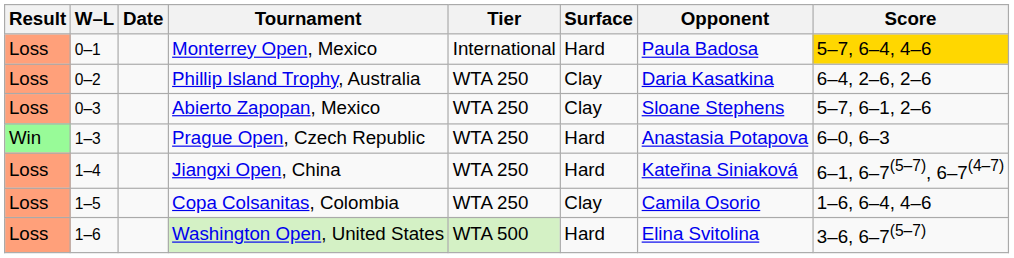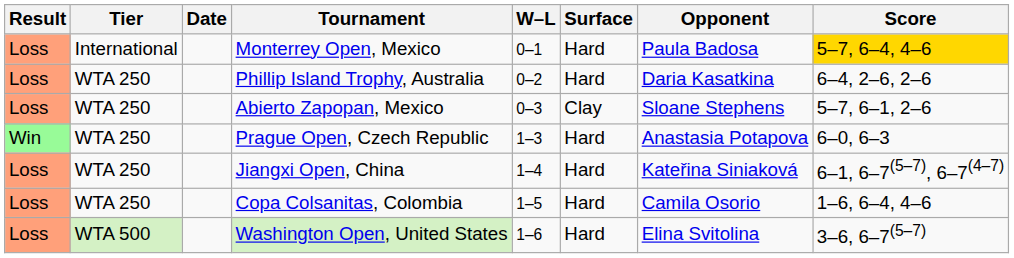columns swapped: (95, 19) <-> (504, 19)
(583, 78) Clay -> (585, 78) Hard
(583, 202) Clay -> (585, 202) Hard
